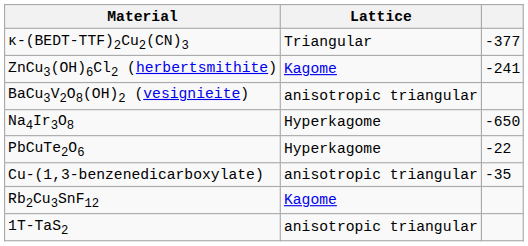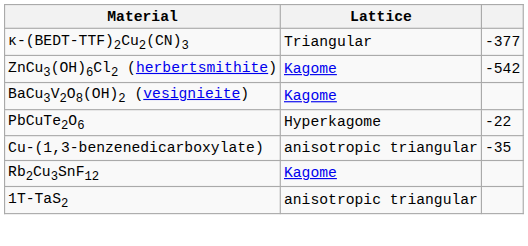(503, 69) -241 -> (503, 69) -542
(381, 96) anisotropic triangular -> (310, 96) Kagome
- row: (41, 123)
